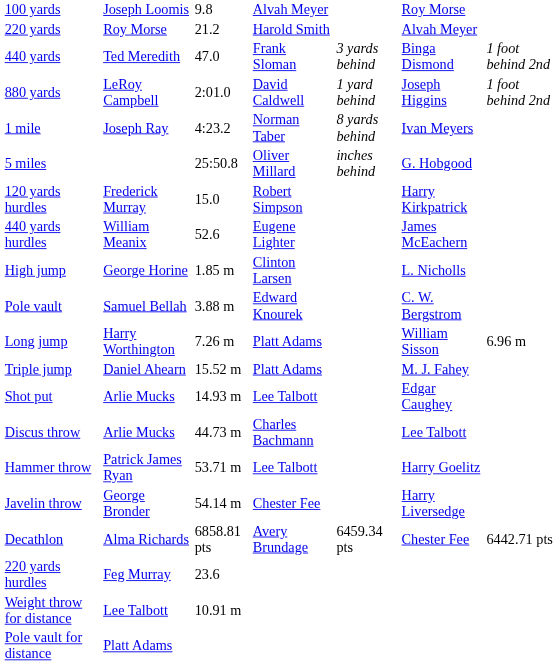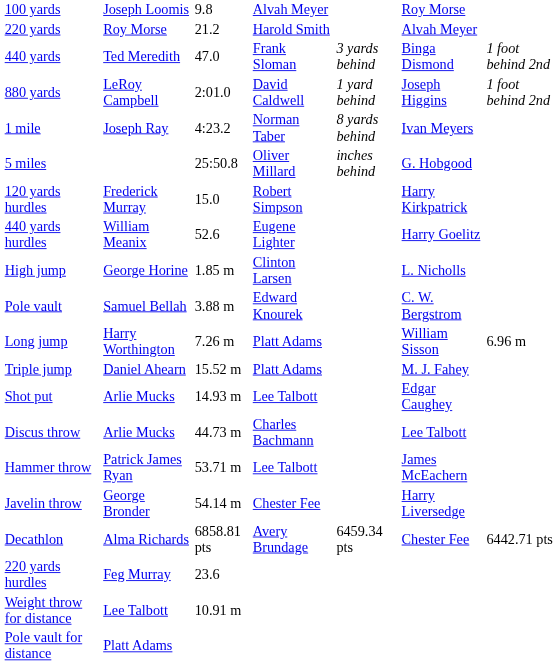(434, 234) James McEachern -> (441, 234) Harry Goelitz
(441, 468) Harry Goelitz -> (434, 468) James McEachern
